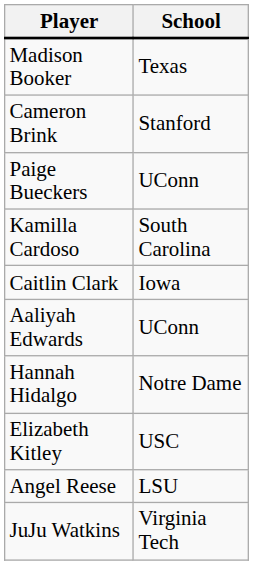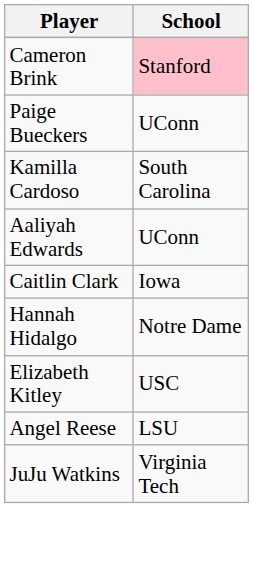- row: (46, 66)
(175, 123) no background -> (175, 66) pink background
rows swapped: (64, 282) <-> (46, 327)
